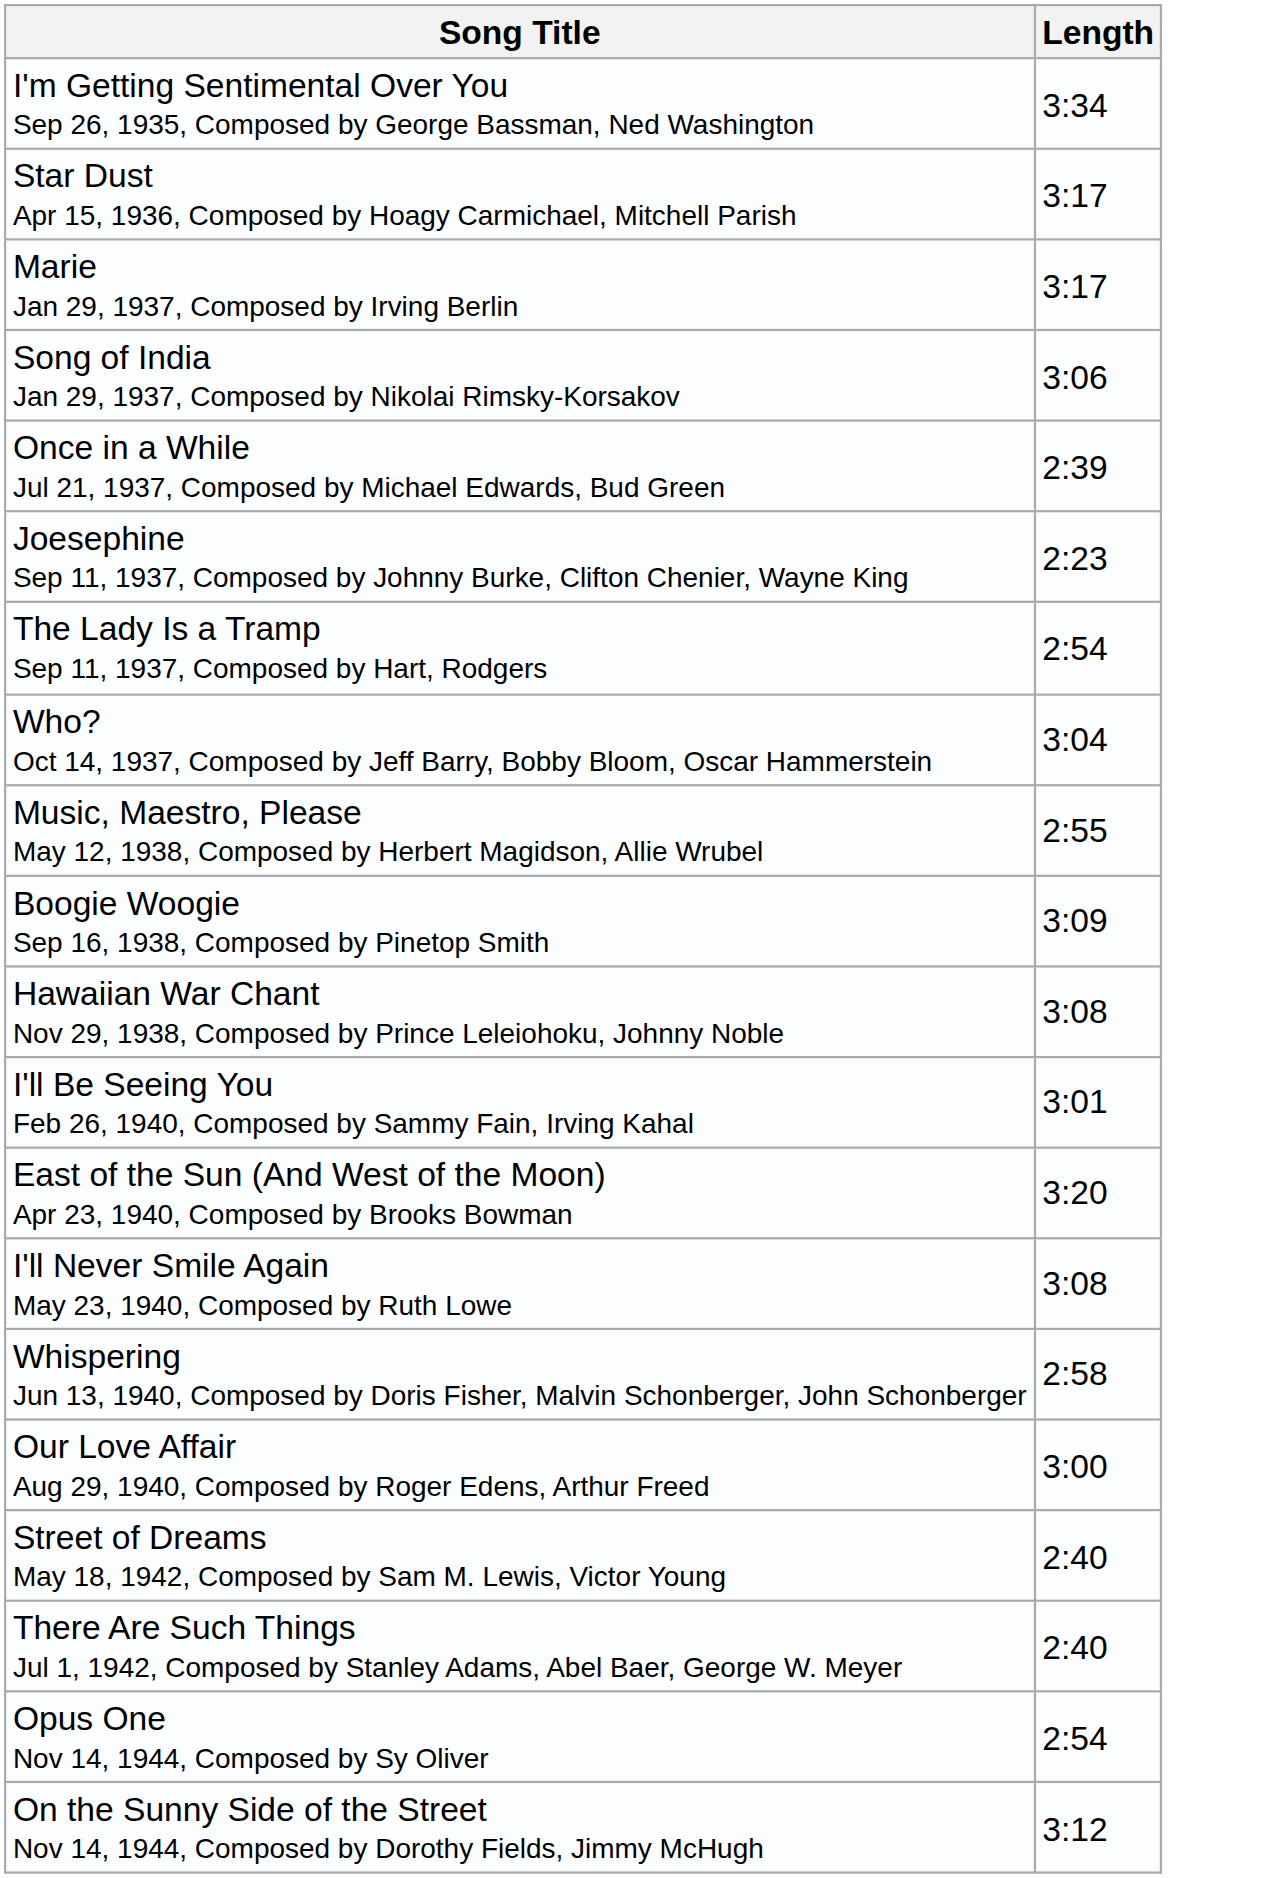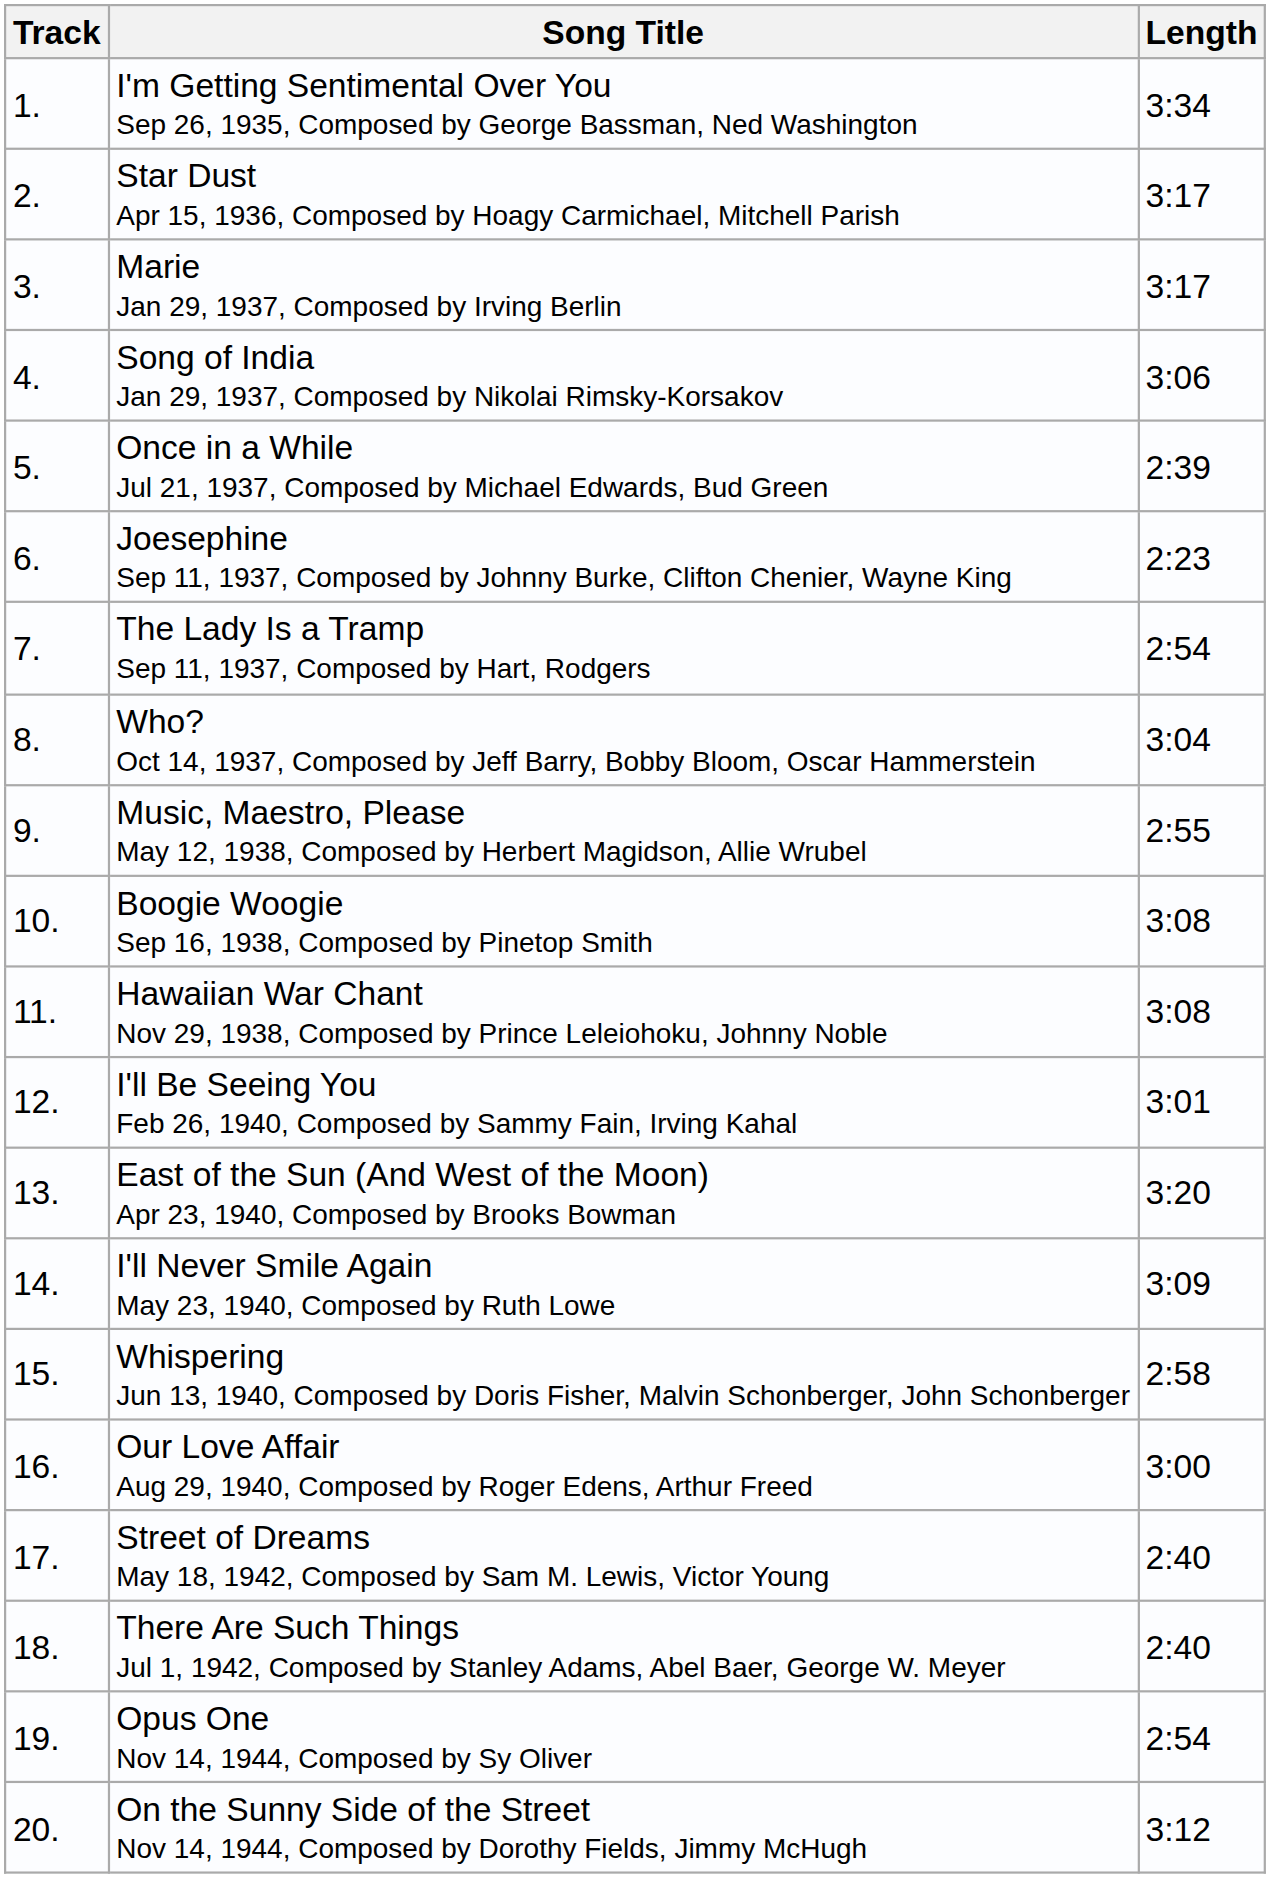+ column: (57, 32)
(1075, 921) 3:09 -> (1178, 921) 3:08
(1075, 1284) 3:08 -> (1178, 1284) 3:09
